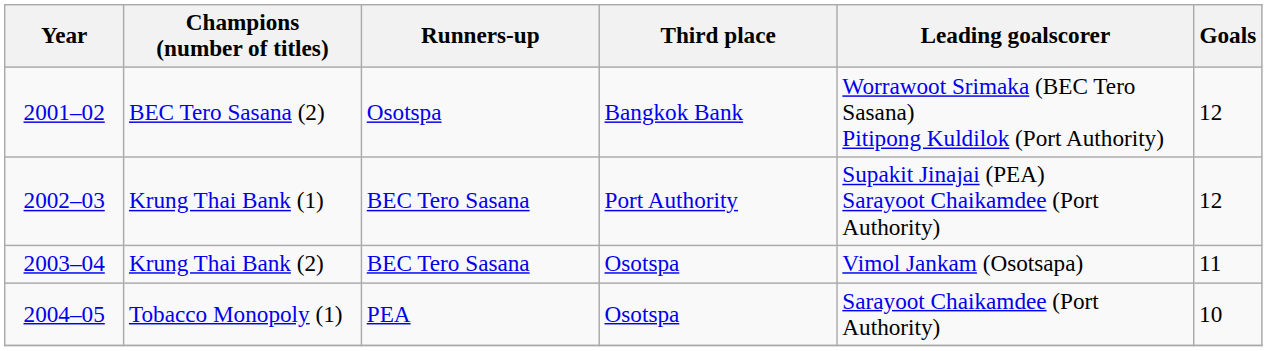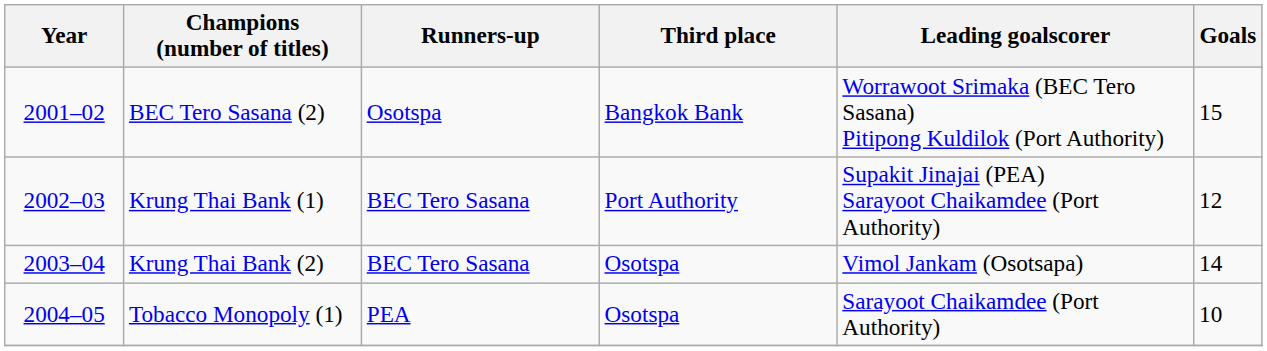(1211, 111) 12 -> (1211, 111) 15
(1210, 263) 11 -> (1211, 263) 14
